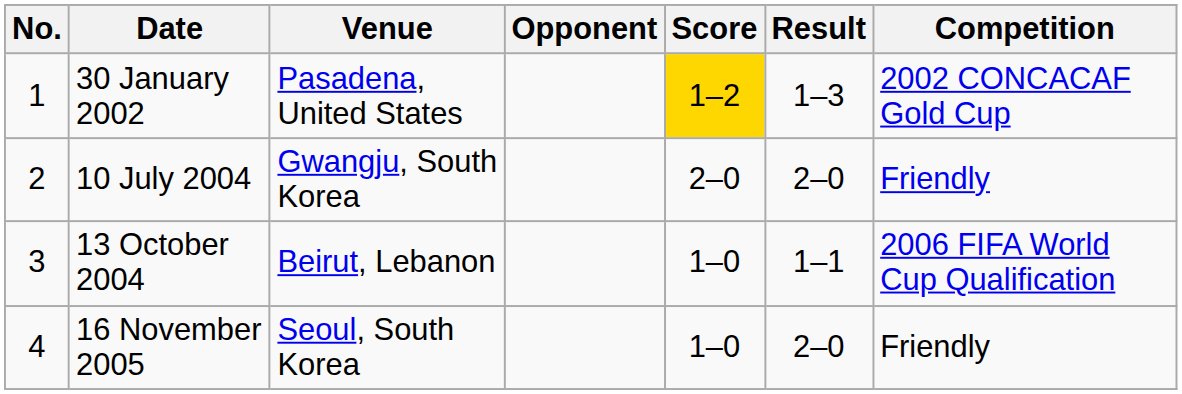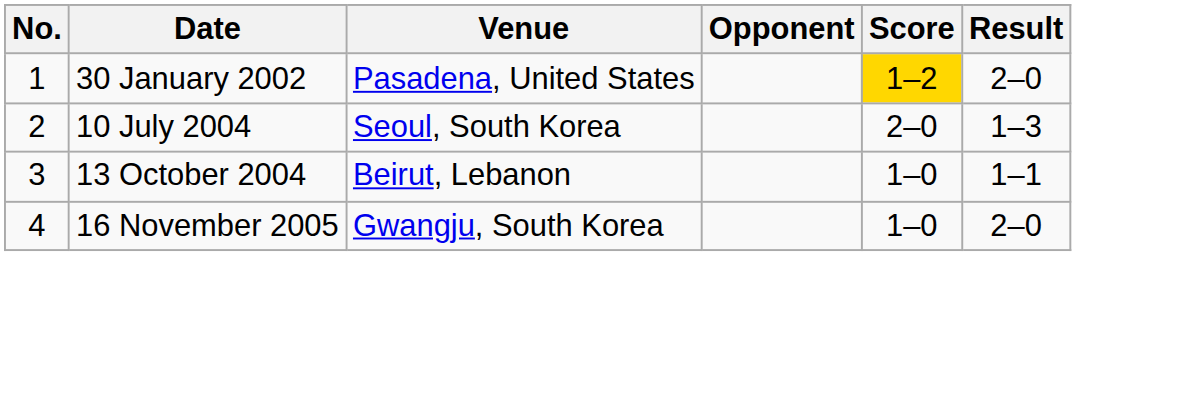- column: (1025, 28)
(819, 95) 1–3 -> (1016, 77) 2–0
(387, 179) Gwangju, South Korea -> (487, 126) Seoul, South Korea
(819, 179) 2–0 -> (1016, 126) 1–3
(366, 346) Seoul, South Korea -> (508, 224) Gwangju, South Korea
